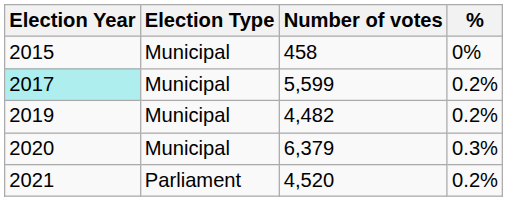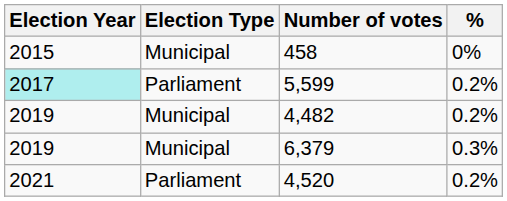(187, 84) Municipal -> (193, 84) Parliament
(32, 148) 2020 -> (32, 148) 2019
